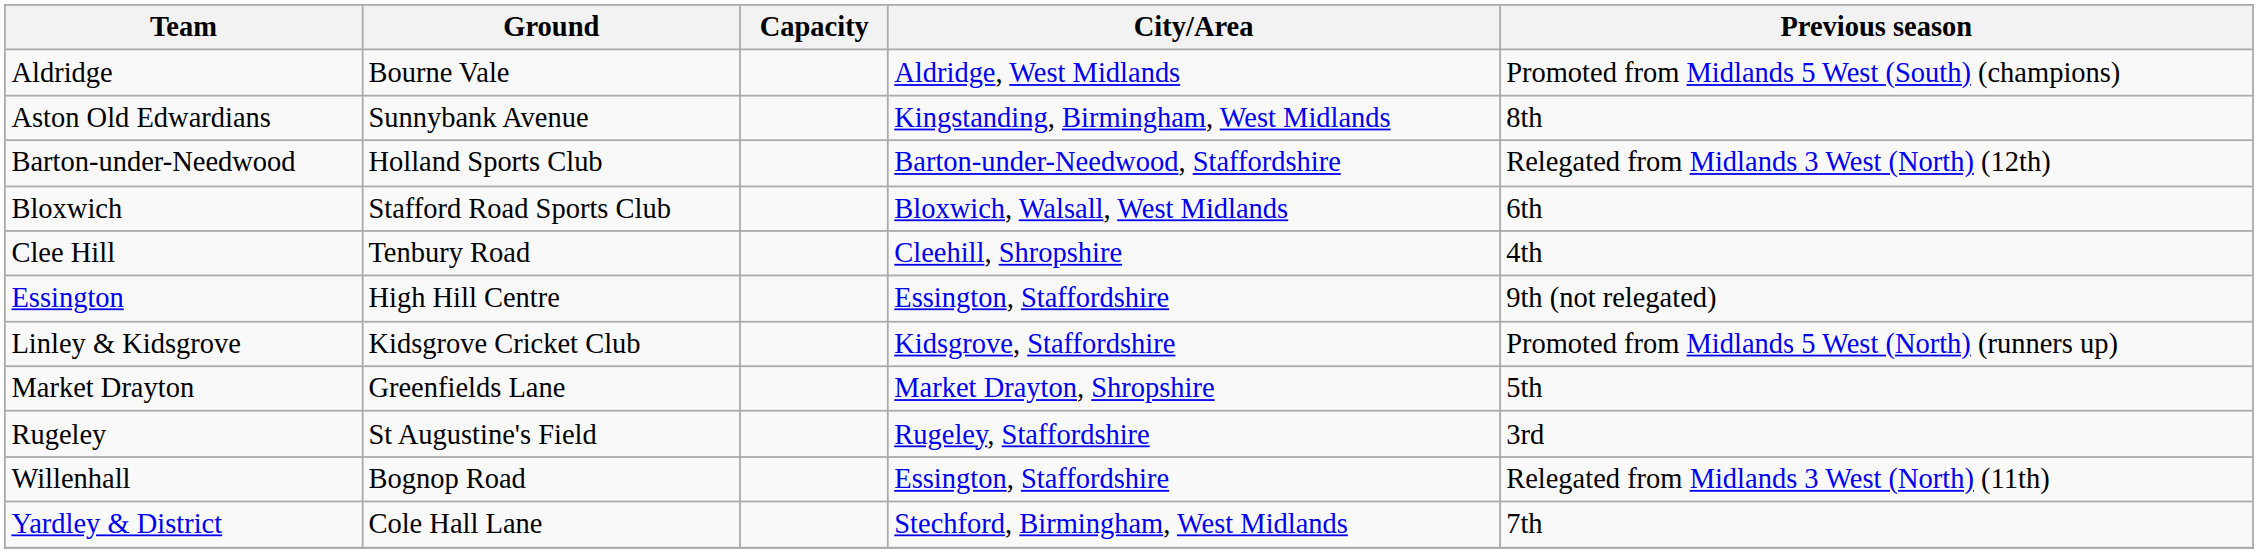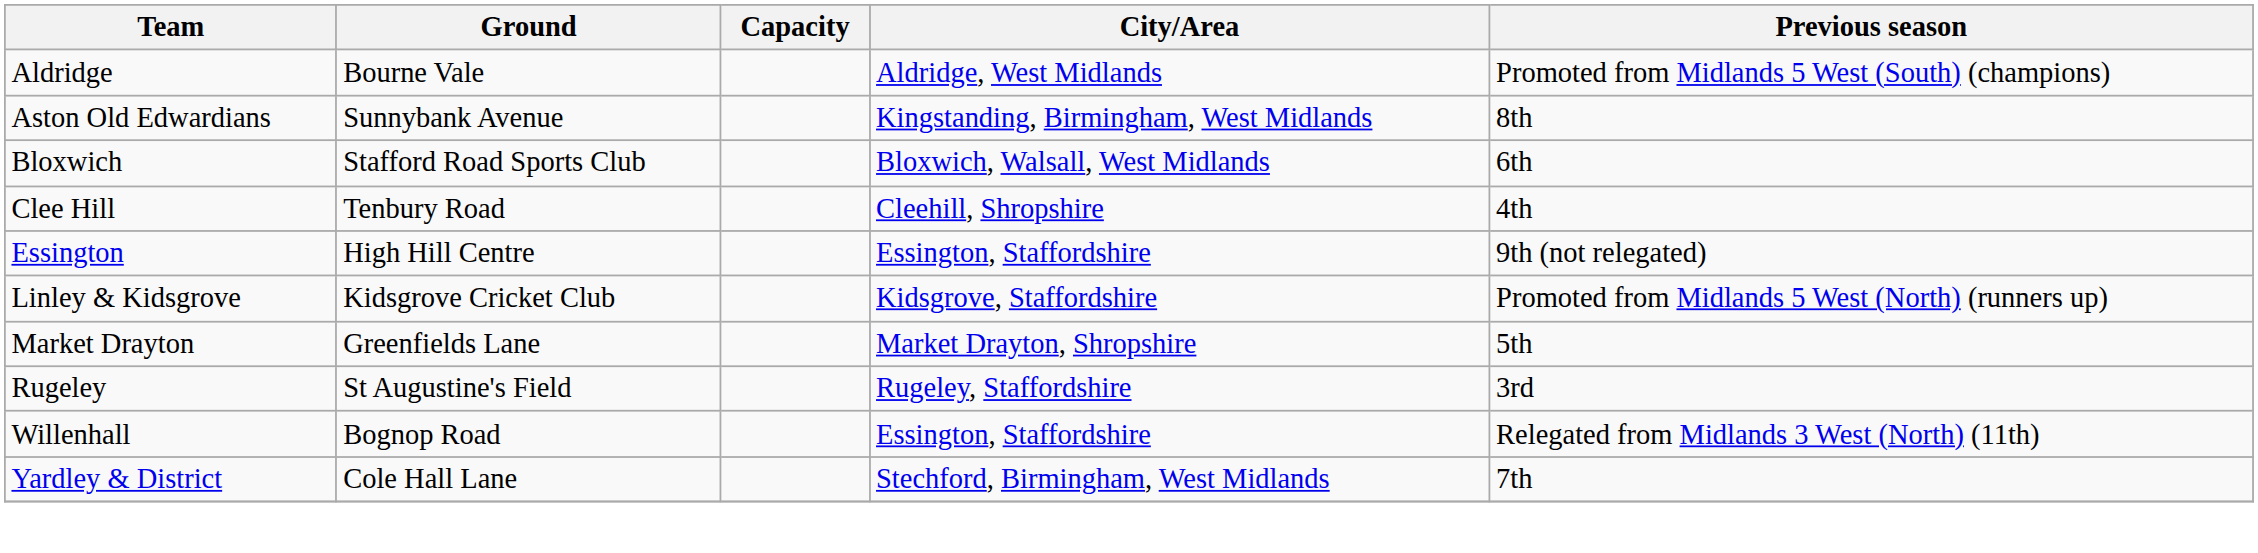- row: (154, 162)
